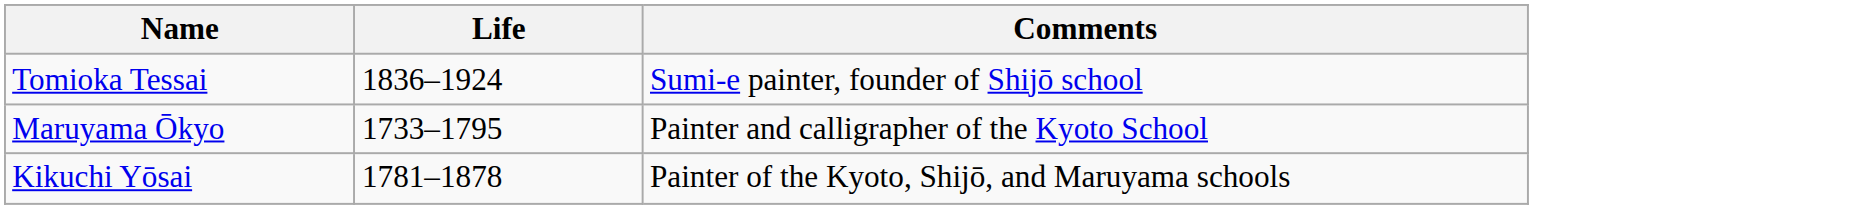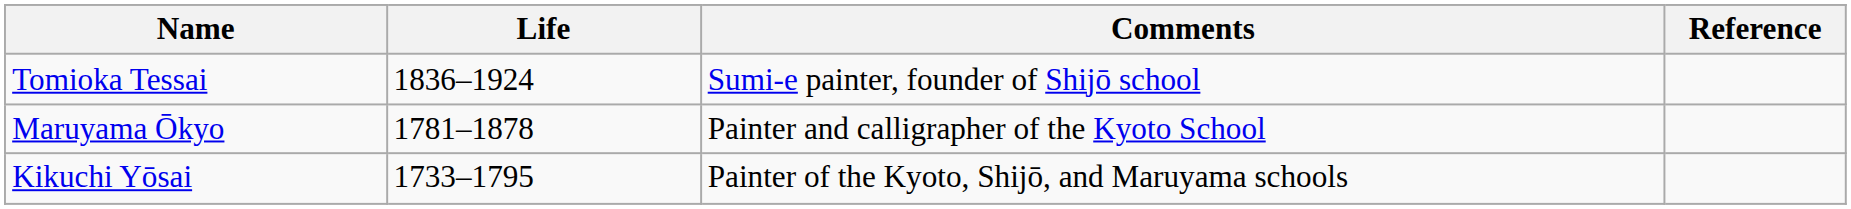+ column: (1755, 29)
(432, 128) 1733–1795 -> (464, 128) 1781–1878
(432, 177) 1781–1878 -> (464, 177) 1733–1795
